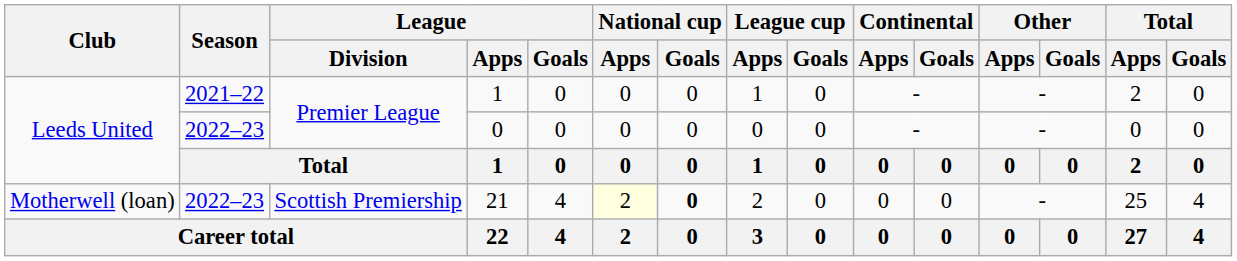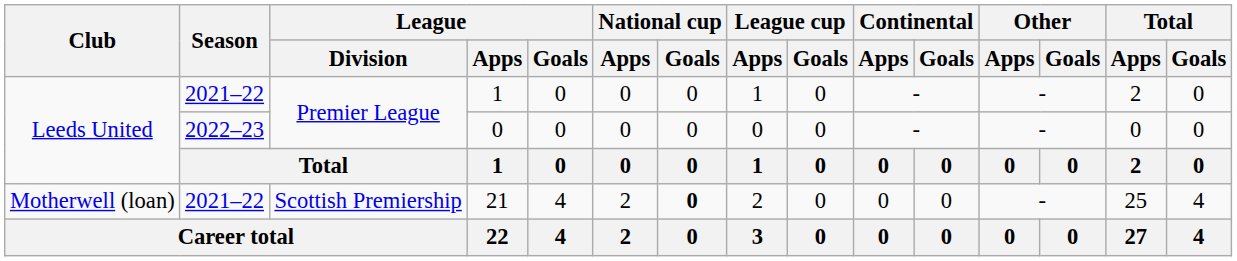(225, 201) 2022–23 -> (225, 201) 2021–22
(625, 201) lightyellow background -> (625, 201) no background
